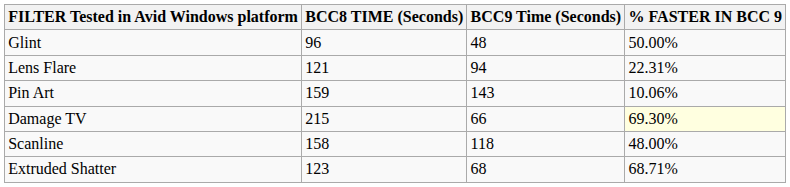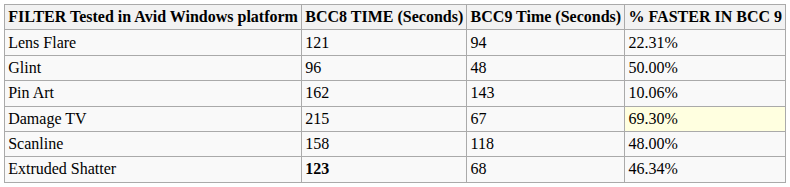rows swapped: (25, 42) <-> (42, 67)
(317, 93) 159 -> (317, 93) 162
(479, 118) 66 -> (479, 118) 67
(317, 169) normal -> (317, 169) bold
(653, 169) 68.71% -> (653, 169) 46.34%
